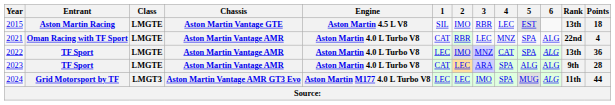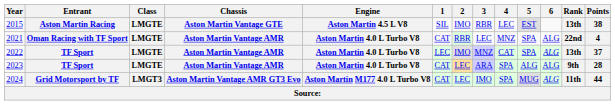(598, 24) 18 -> (598, 24) 38
(598, 51) 36 -> (598, 51) 37
(442, 79) LEC -> (442, 79) CAT
